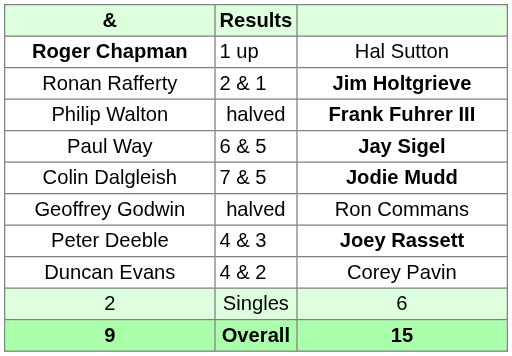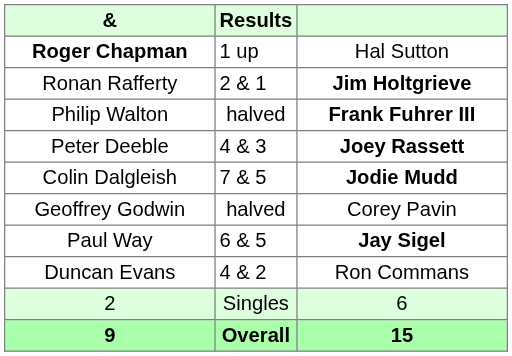rows swapped: (110, 146) <-> (110, 240)
(402, 209) Ron Commans -> (402, 209) Corey Pavin
(402, 272) Corey Pavin -> (402, 272) Ron Commans
